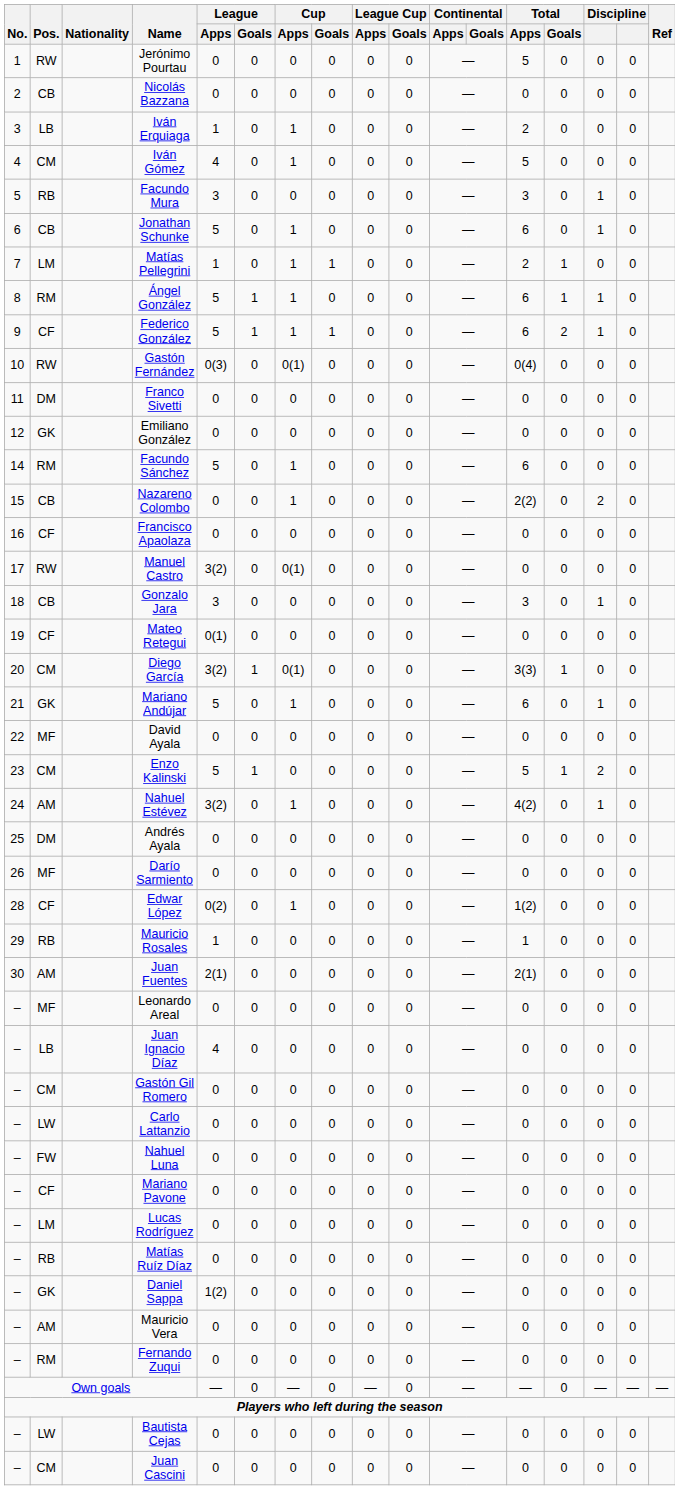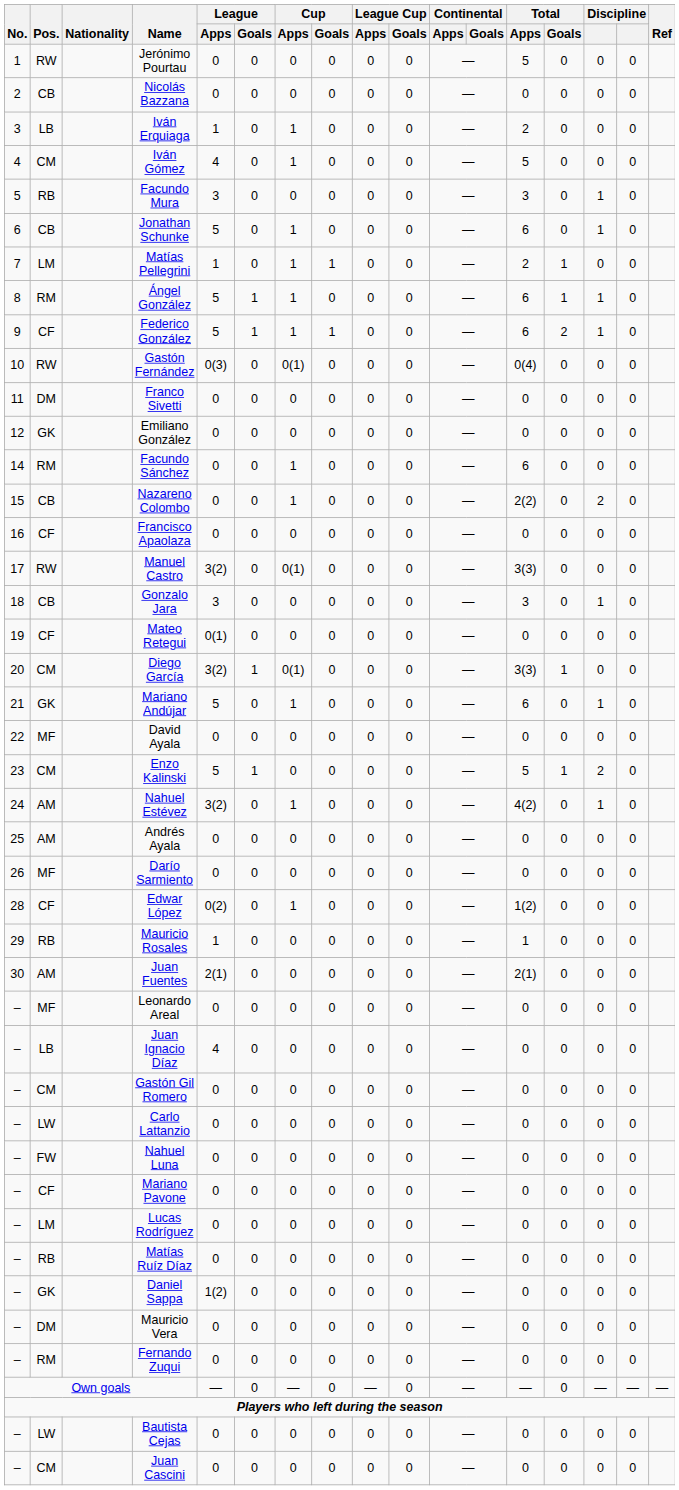(216, 466) 5 -> (216, 466) 0
(525, 568) 0 -> (525, 568) 3(3)
(46, 839) DM -> (46, 839) AM
(46, 1326) AM -> (46, 1326) DM
